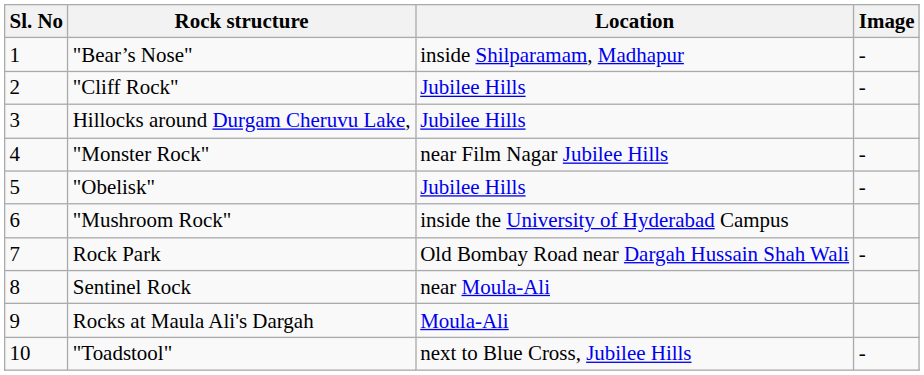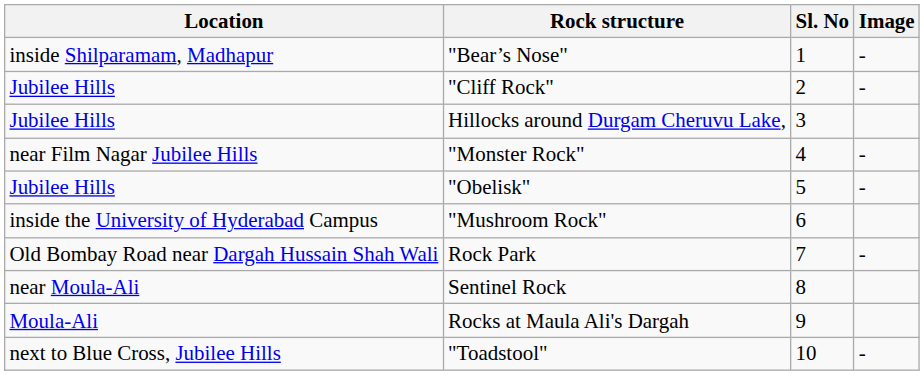columns swapped: (36, 21) <-> (635, 21)
